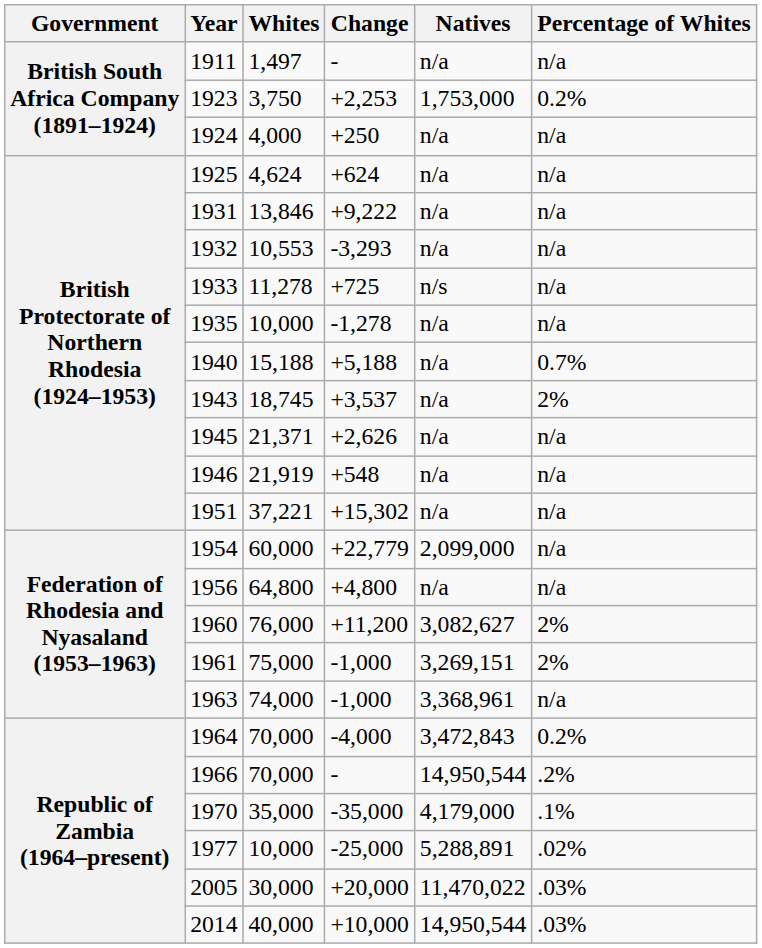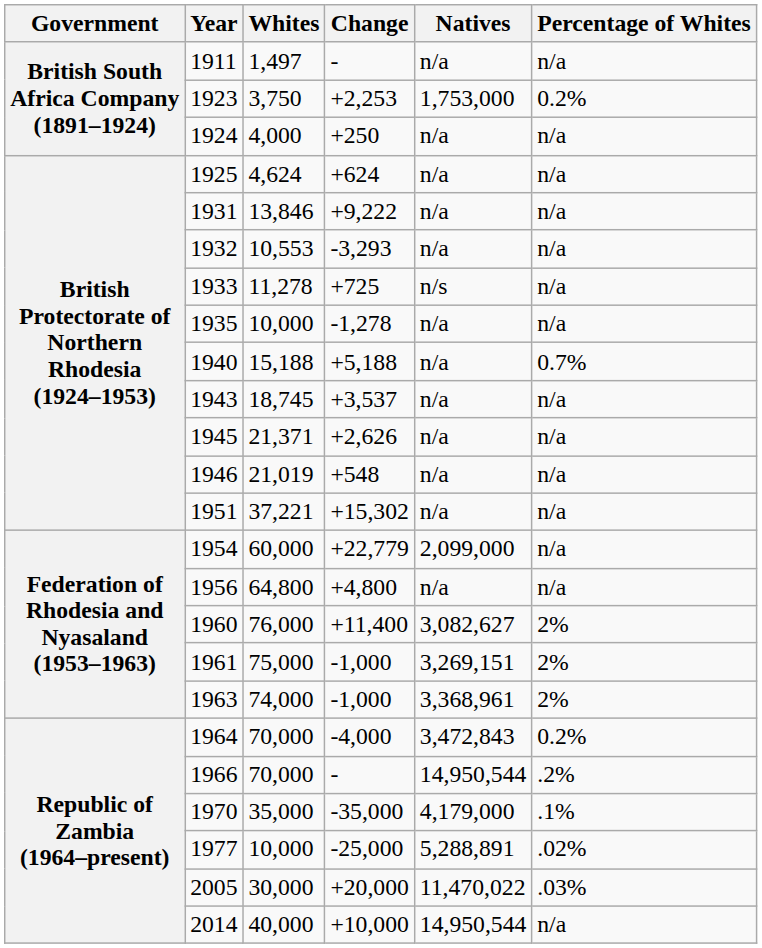(553, 398) 2% -> (552, 398) n/a
(281, 473) 21,919 -> (281, 473) 21,019
(369, 624) +11,200 -> (369, 624) +11,400
(552, 699) n/a -> (553, 699) 2%
(562, 924) .03% -> (552, 924) n/a
